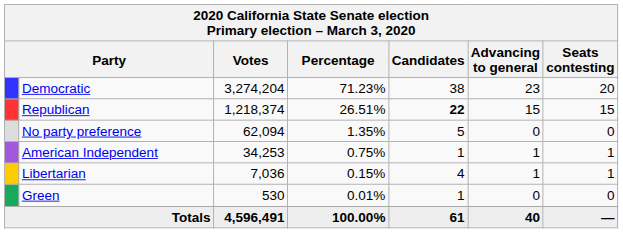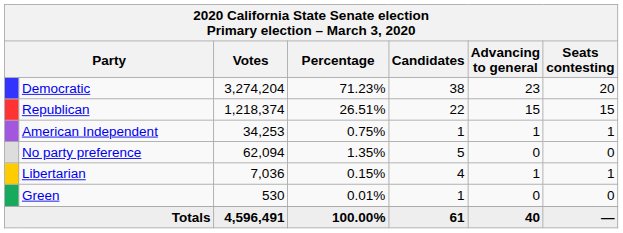(457, 110) bold -> (457, 110) normal
rows swapped: (82, 131) <-> (90, 153)
